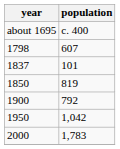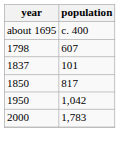(70, 83) 819 -> (70, 83) 817
- row: (18, 100)
